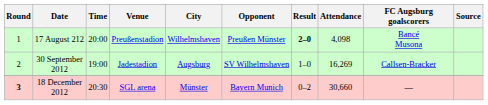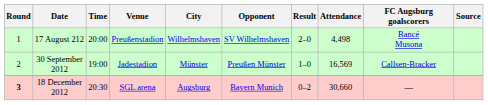(257, 39) Preußen Münster -> (257, 39) SV Wilhelmshaven
(305, 39) bold -> (305, 39) normal
(341, 39) 4,098 -> (341, 39) 4,498
(194, 63) Augsburg -> (194, 63) Münster
(257, 63) SV Wilhelmshaven -> (257, 63) Preußen Münster
(341, 63) 16,269 -> (341, 63) 16,569
(194, 87) Münster -> (194, 87) Augsburg
